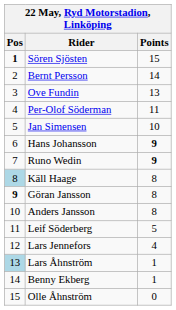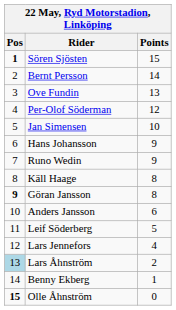(154, 110) 11 -> (154, 110) 12
(154, 144) bold -> (154, 144) normal
(154, 161) bold -> (154, 161) normal
(15, 178) lightblue background -> (15, 178) no background
(154, 212) 8 -> (154, 212) 6
(154, 263) 1 -> (154, 263) 2
(15, 297) normal -> (15, 297) bold
